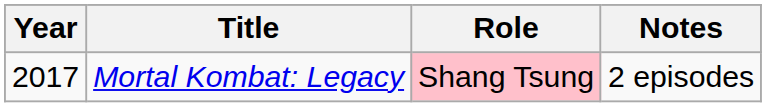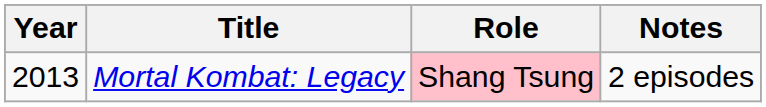(46, 76) 2017 -> (46, 76) 2013
